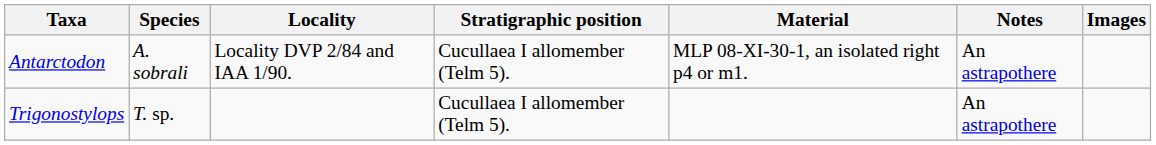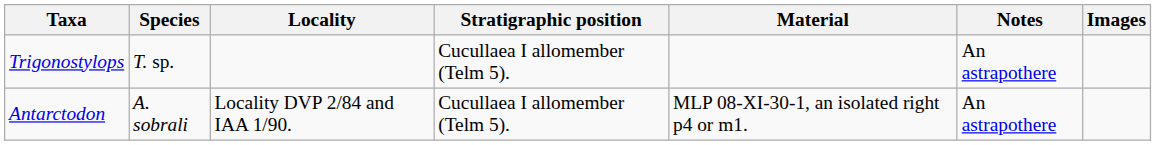rows swapped: (57, 61) <-> (67, 113)
